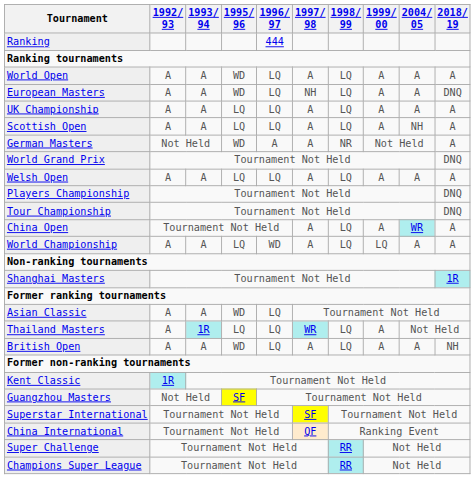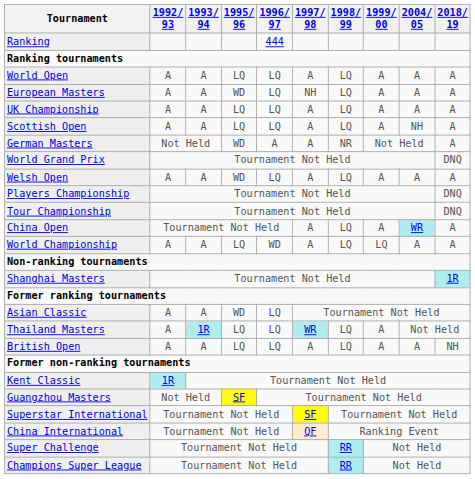(239, 76) WD -> (239, 76) LQ
(453, 93) DNQ -> (453, 93) A
(239, 177) LQ -> (239, 177) WD
(239, 347) WD -> (239, 347) LQ
